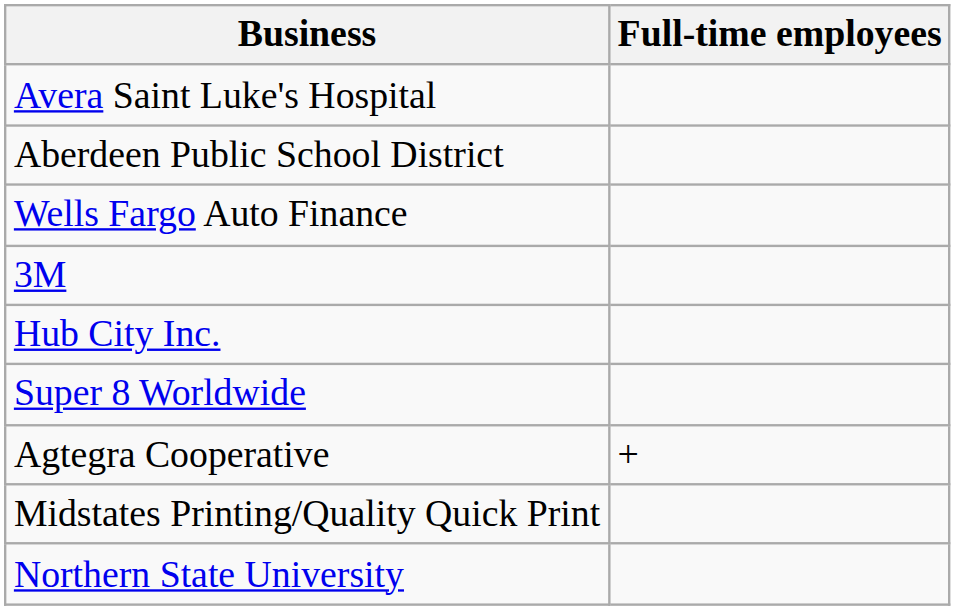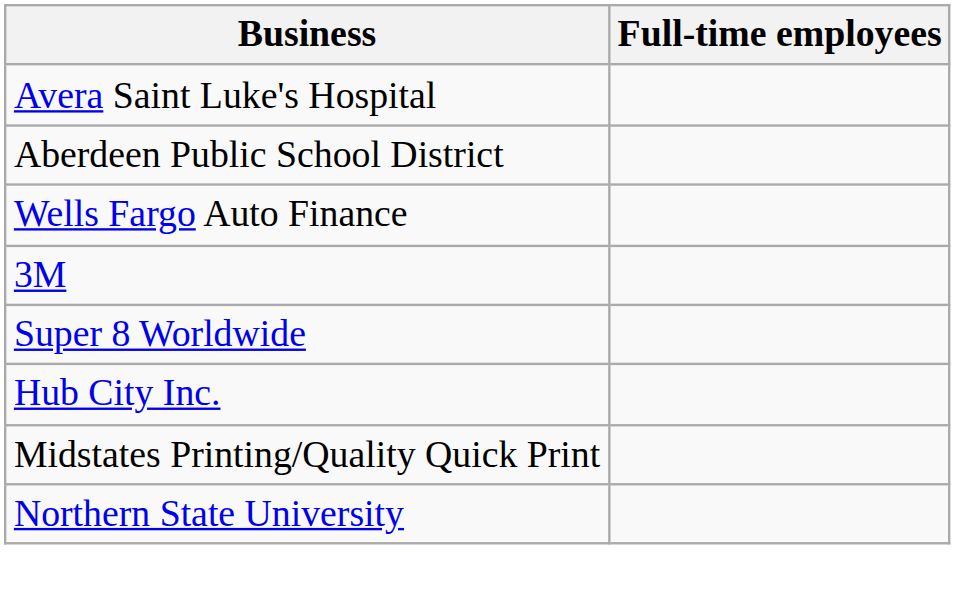rows swapped: (160, 393) <-> (117, 333)
- row: (172, 453)
